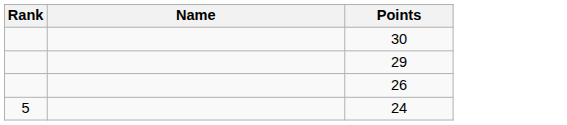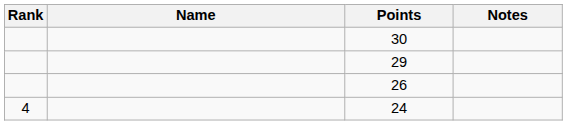+ column: (508, 16)
(26, 108) 5 -> (26, 108) 4
